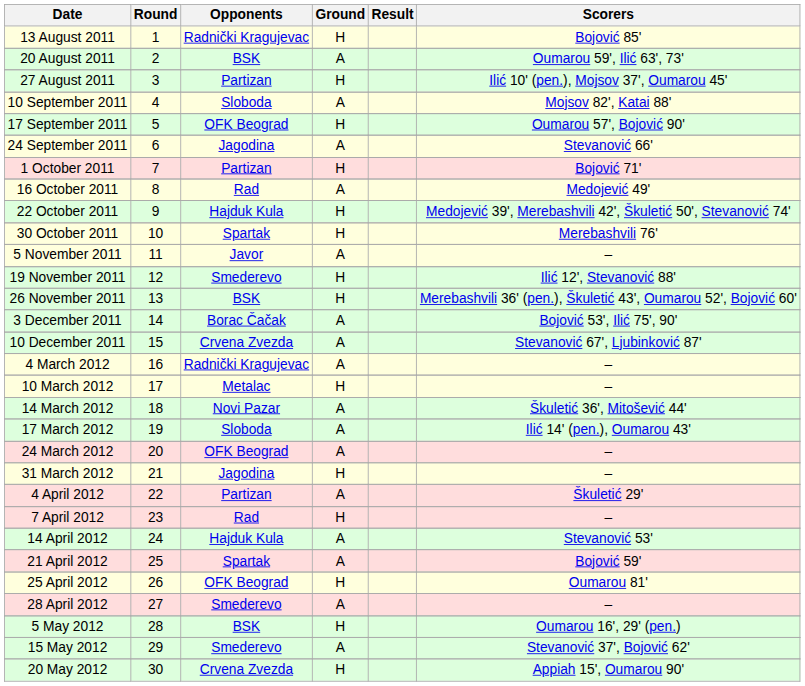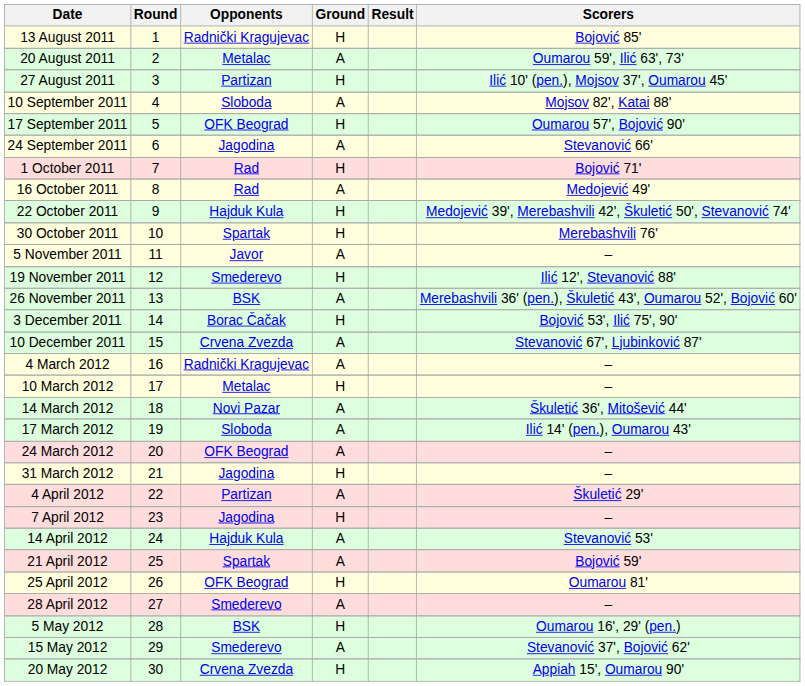(246, 59) BSK -> (246, 59) Metalac
(246, 168) Partizan -> (246, 168) Rad
(340, 299) H -> (340, 299) A
(340, 320) A -> (340, 320) H
(246, 517) Rad -> (246, 517) Jagodina
